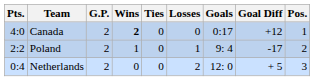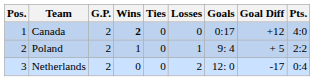columns swapped: (297, 13) <-> (16, 13)
(275, 48) -17 -> (277, 48) + 5
(275, 66) + 5 -> (277, 66) -17
